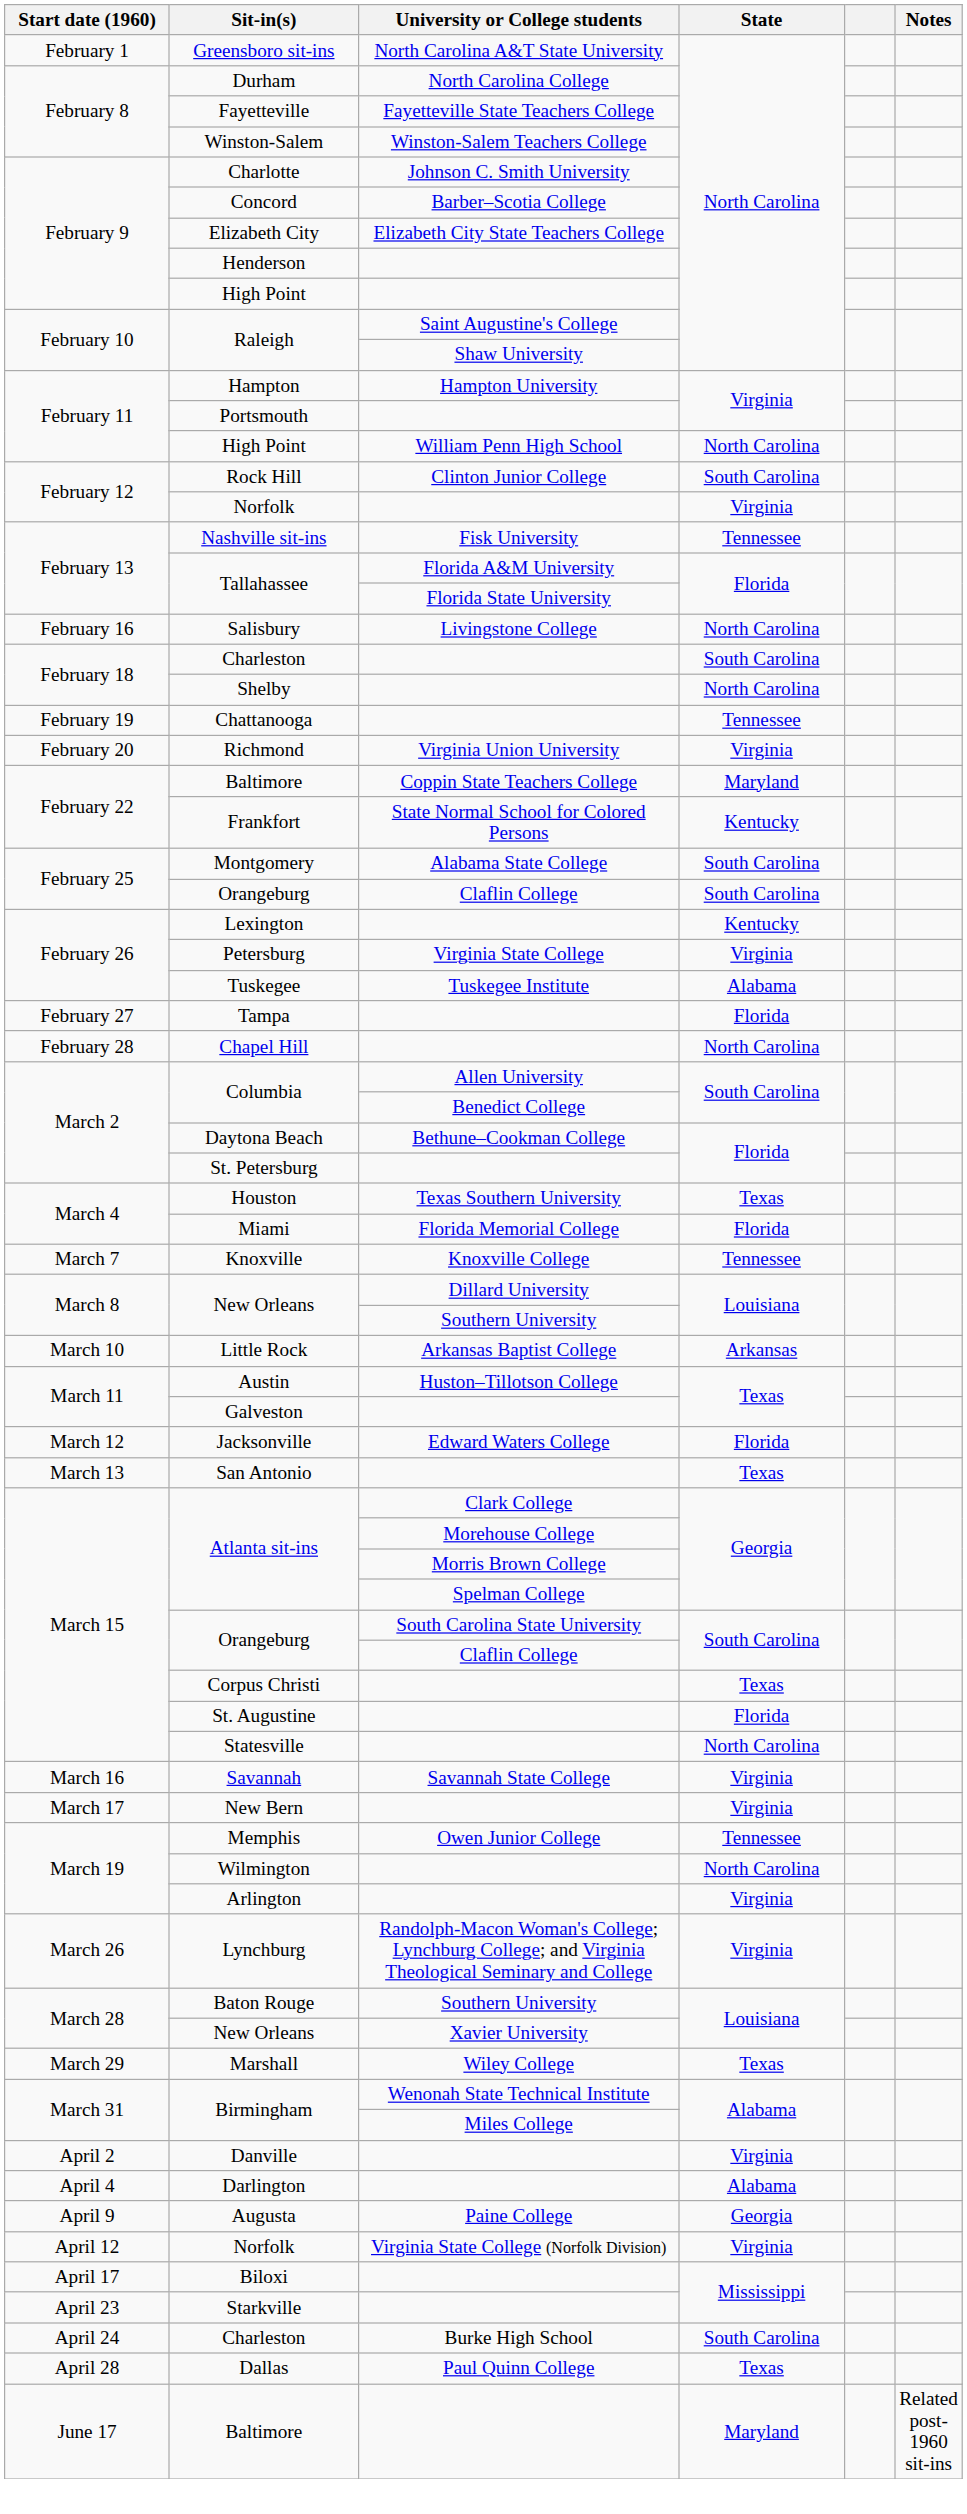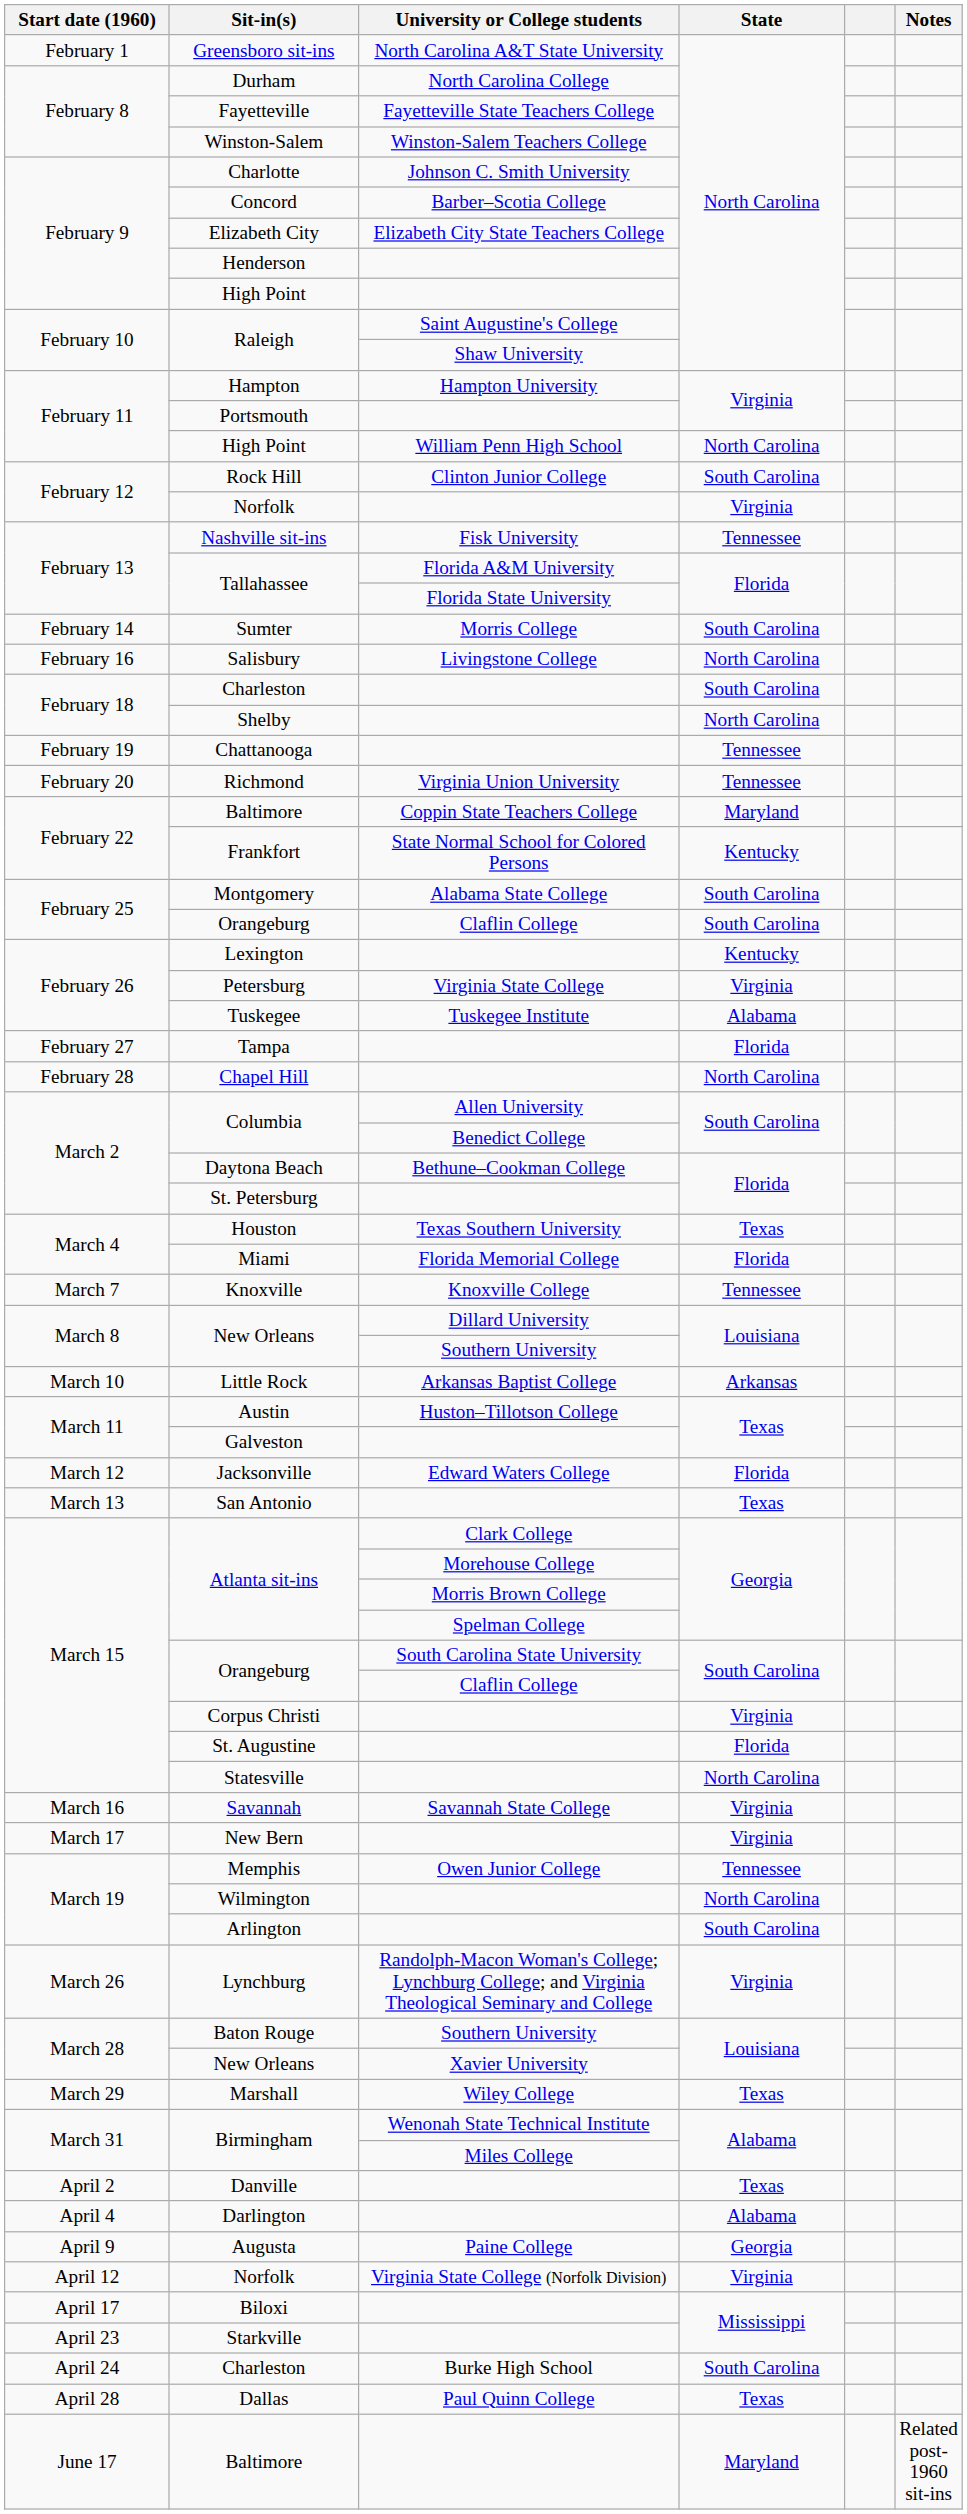+ row: (264, 628)
(762, 750) Virginia -> (762, 780) Tennessee
(762, 1685) Texas -> (762, 1716) Virginia
(762, 1898) Virginia -> (762, 1929) South Carolina
(762, 2155) Virginia -> (762, 2185) Texas
